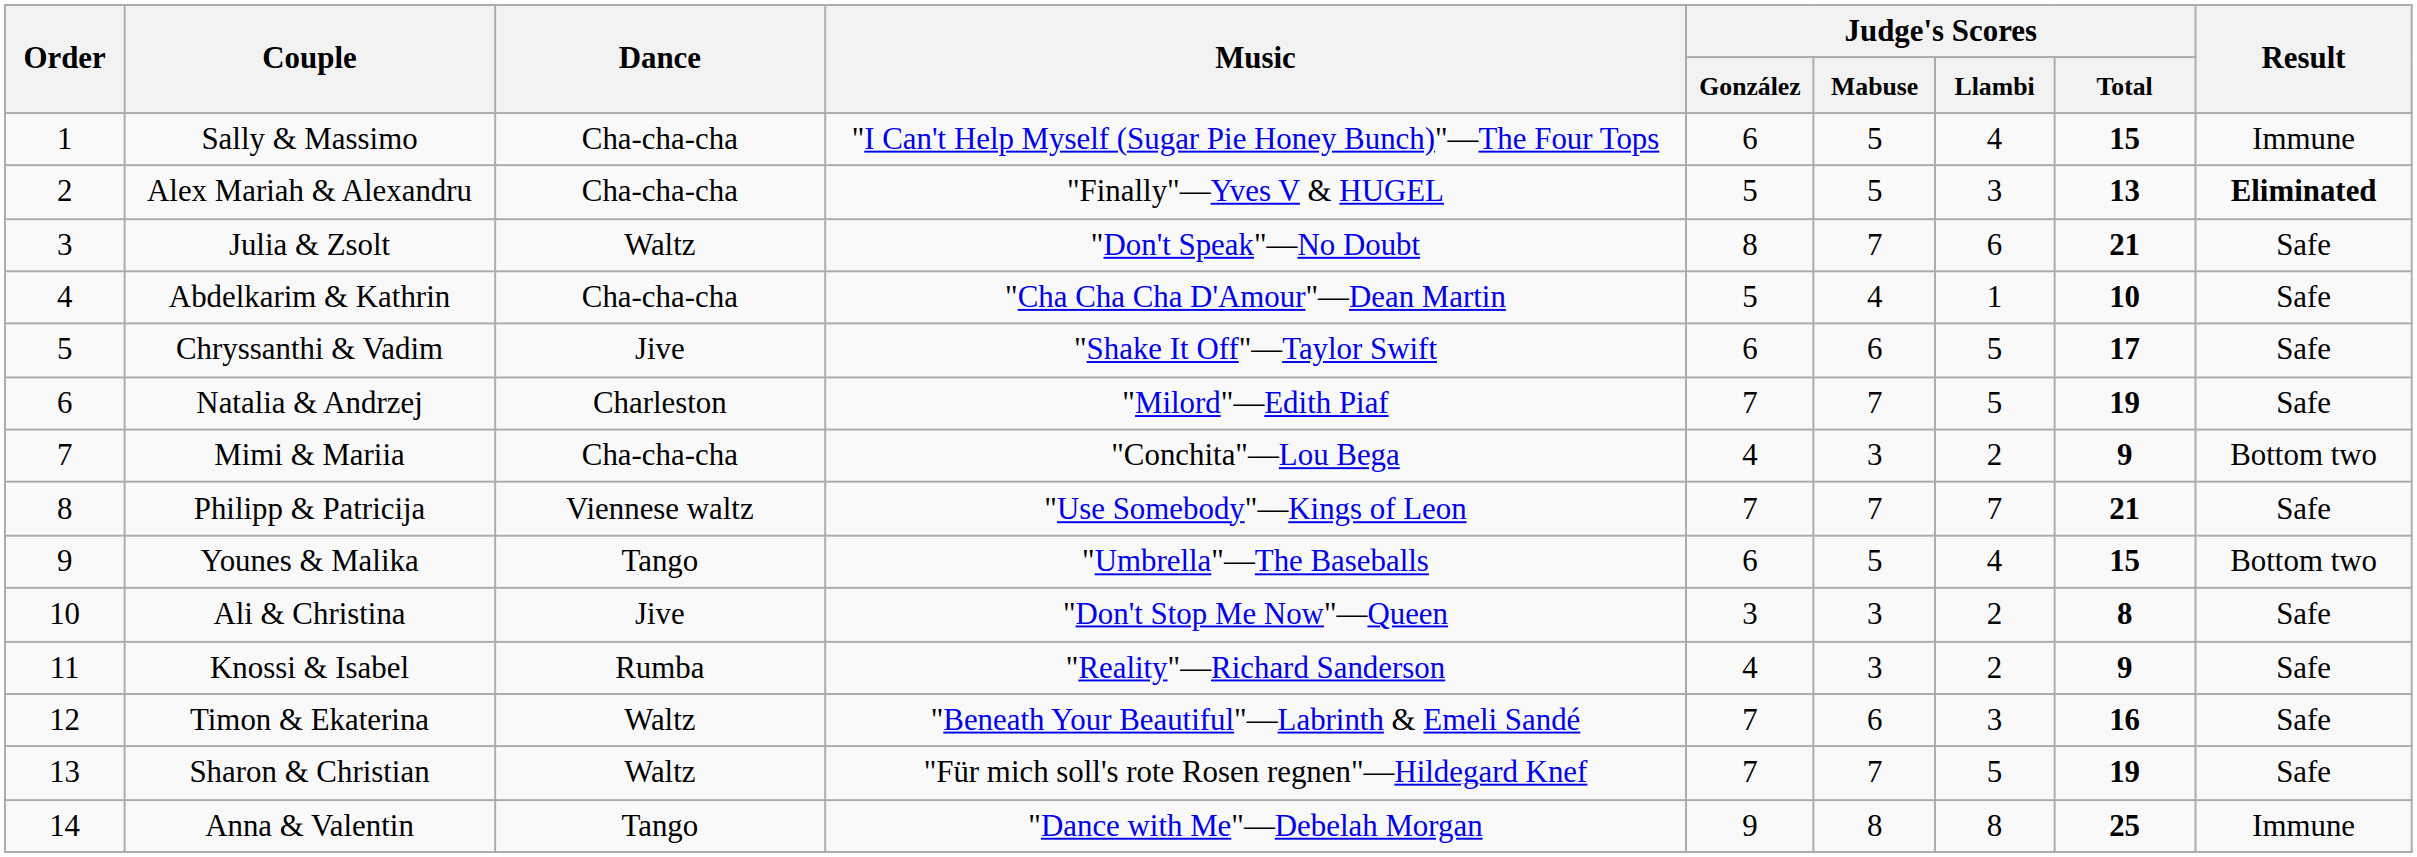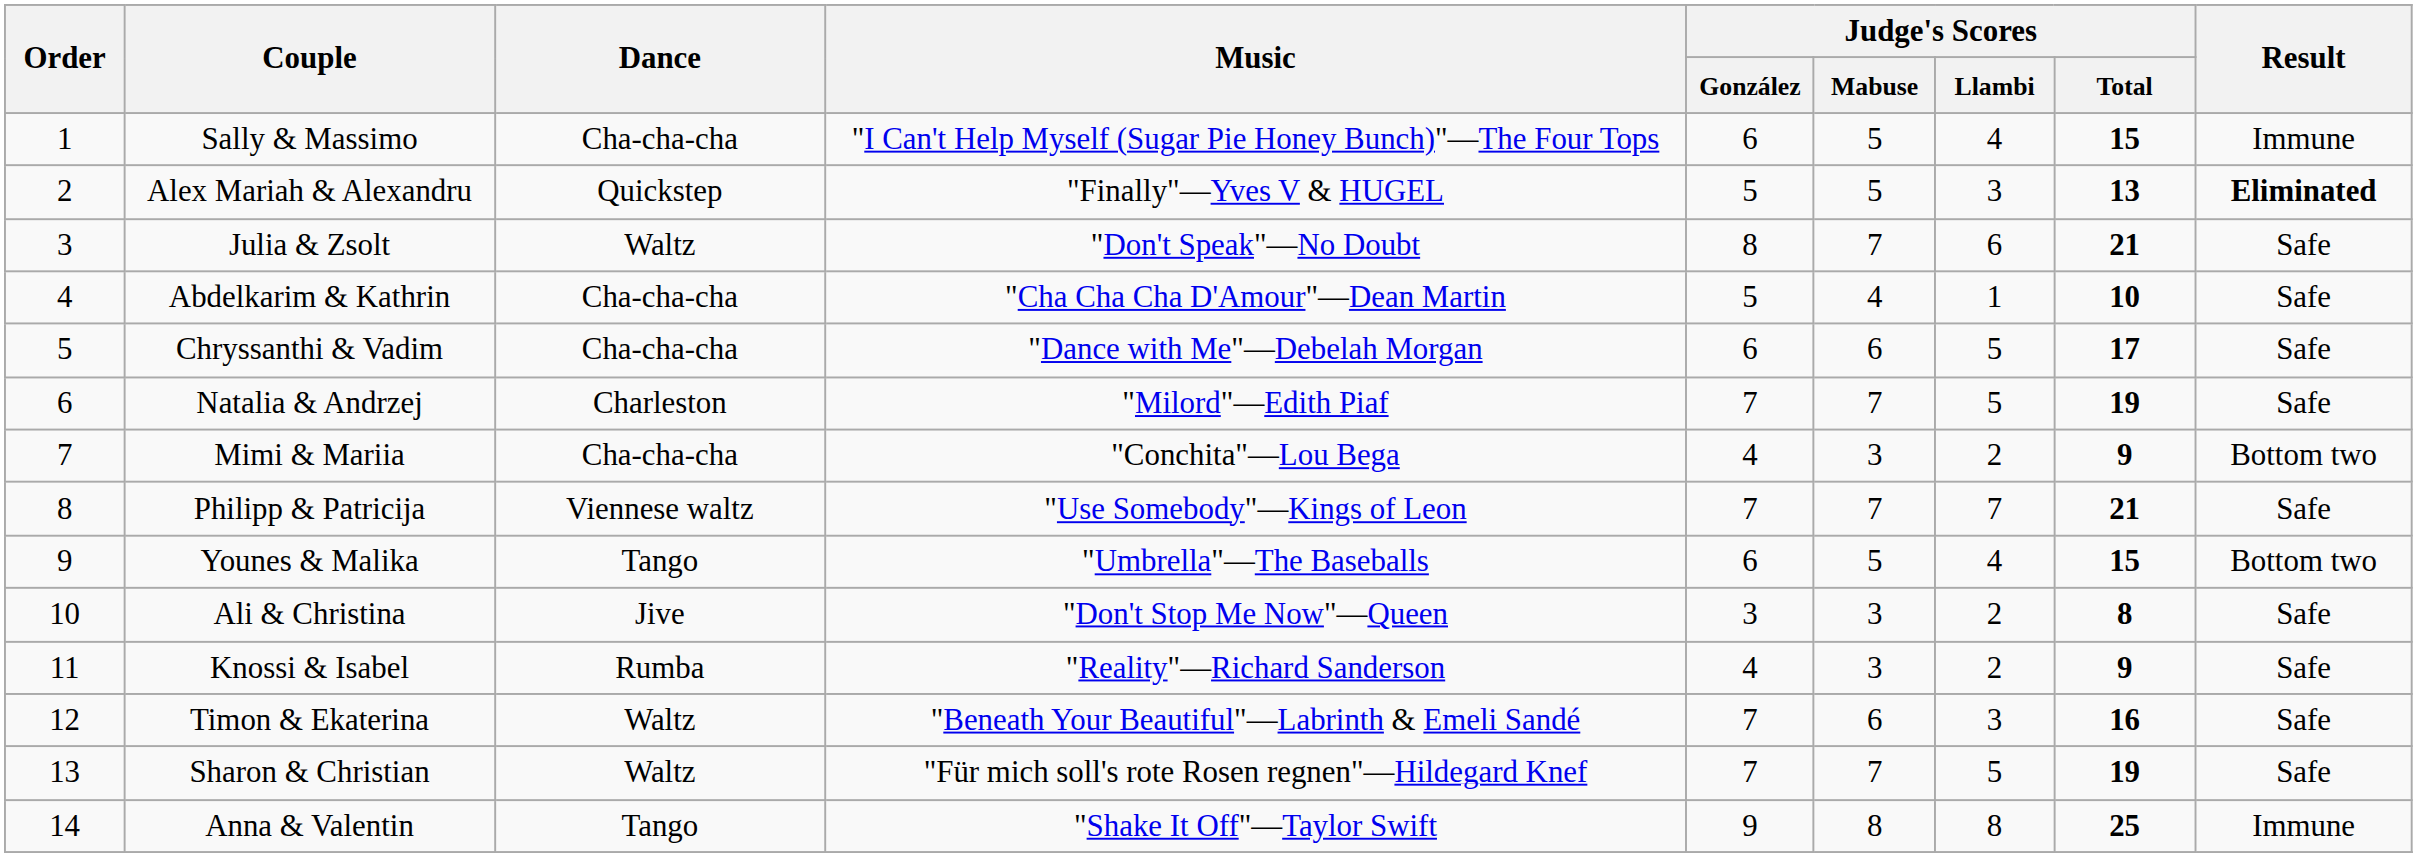(660, 191) Cha-cha-cha -> (660, 191) Quickstep
(660, 349) Jive -> (660, 349) Cha-cha-cha
(1255, 349) "Shake It Off"—Taylor Swift -> (1255, 349) "Dance with Me"—Debelah Morgan
(1255, 825) "Dance with Me"—Debelah Morgan -> (1255, 825) "Shake It Off"—Taylor Swift
